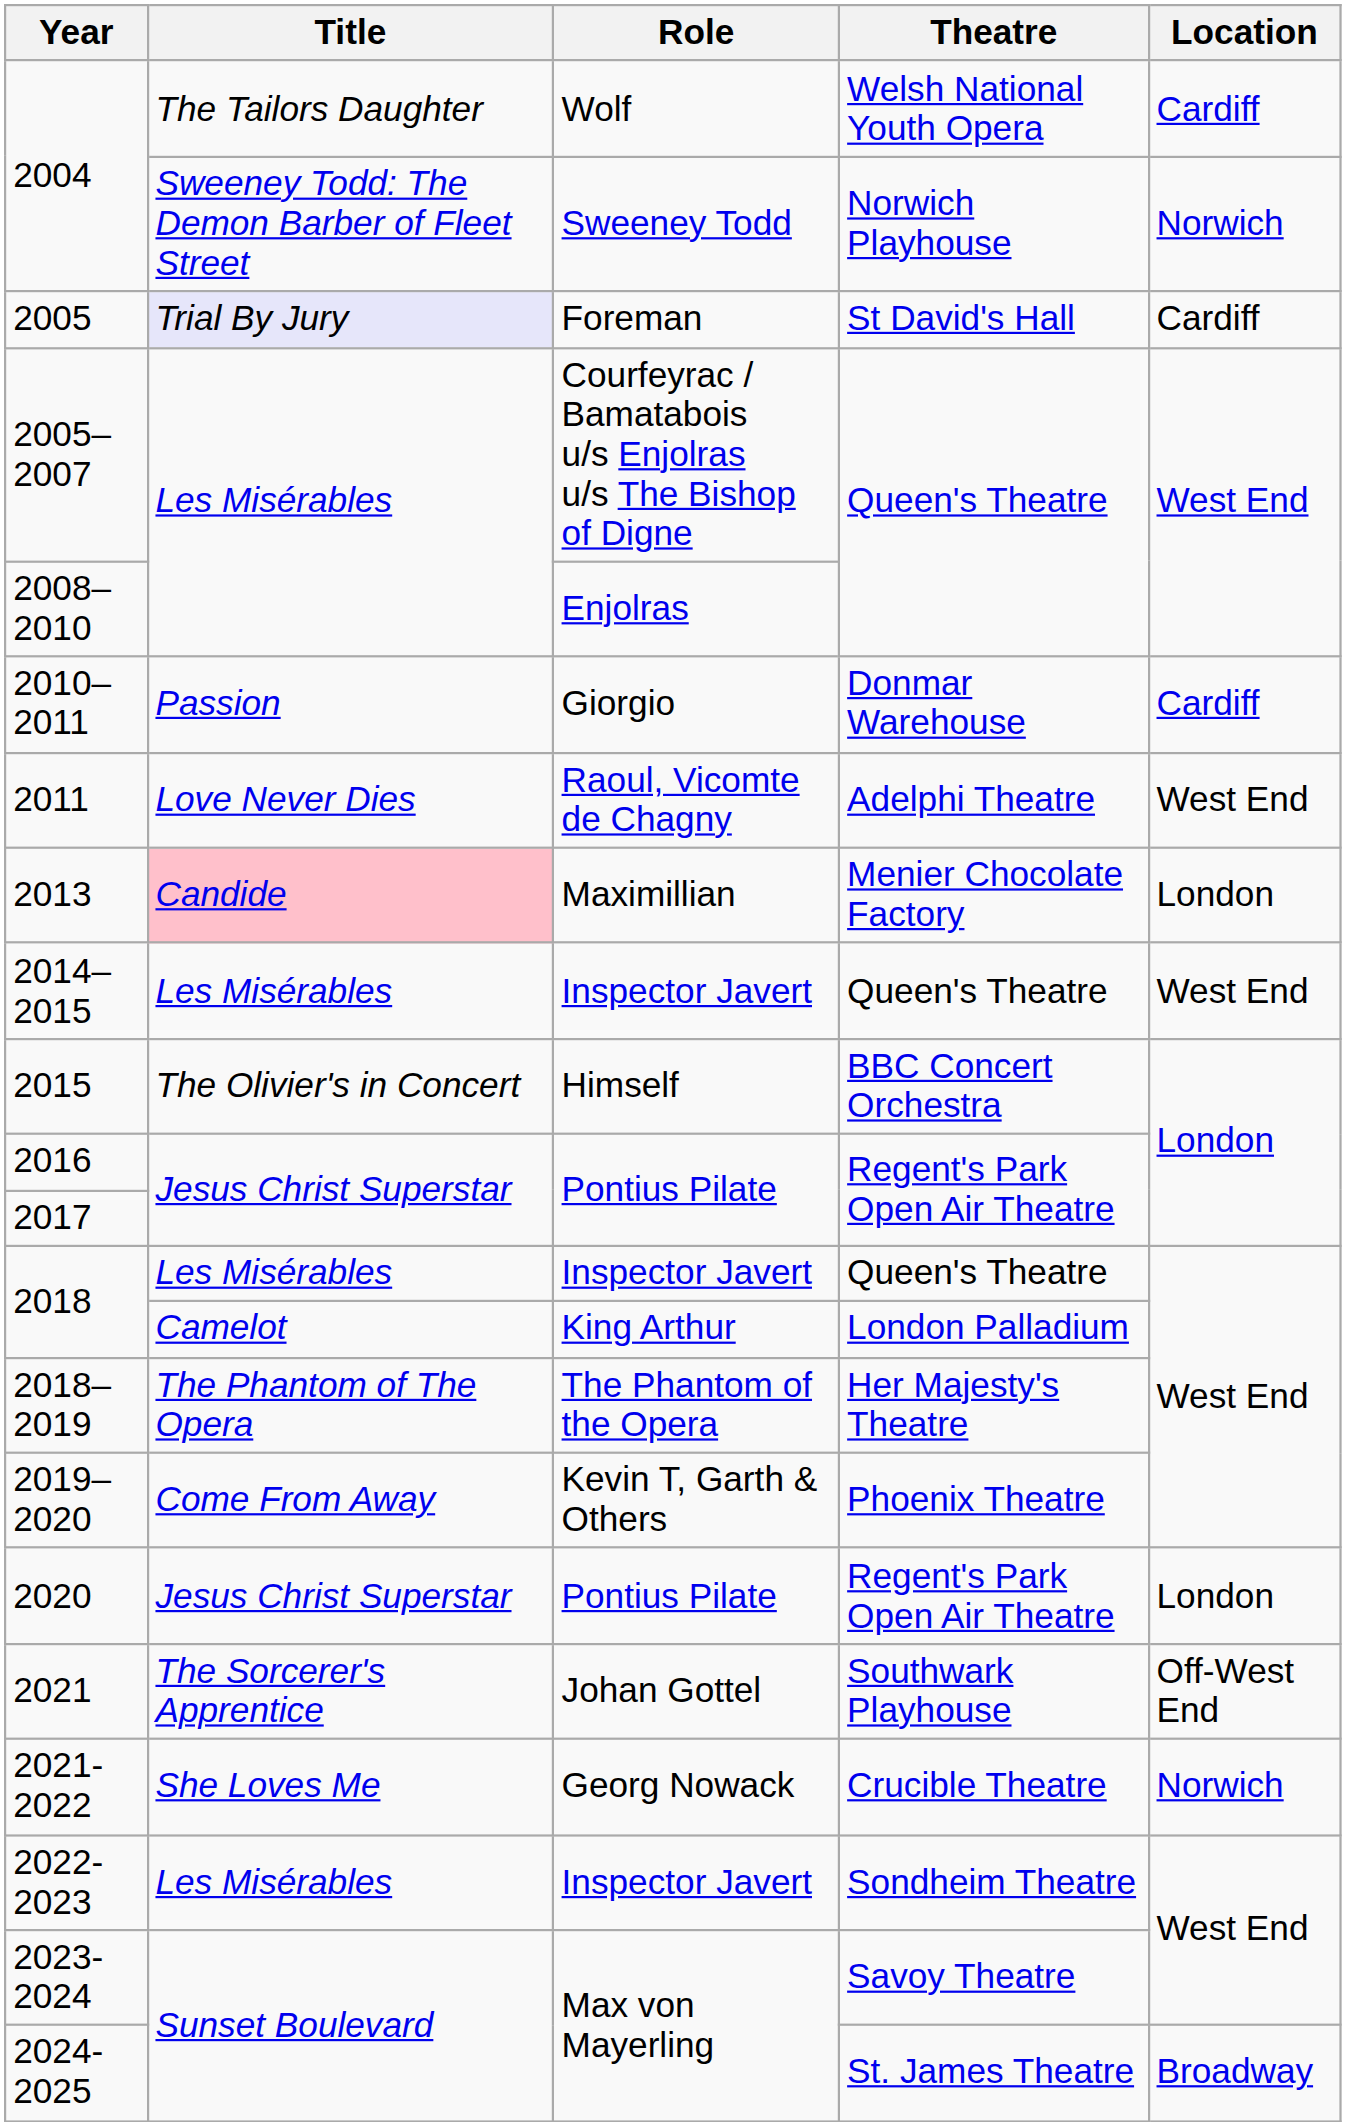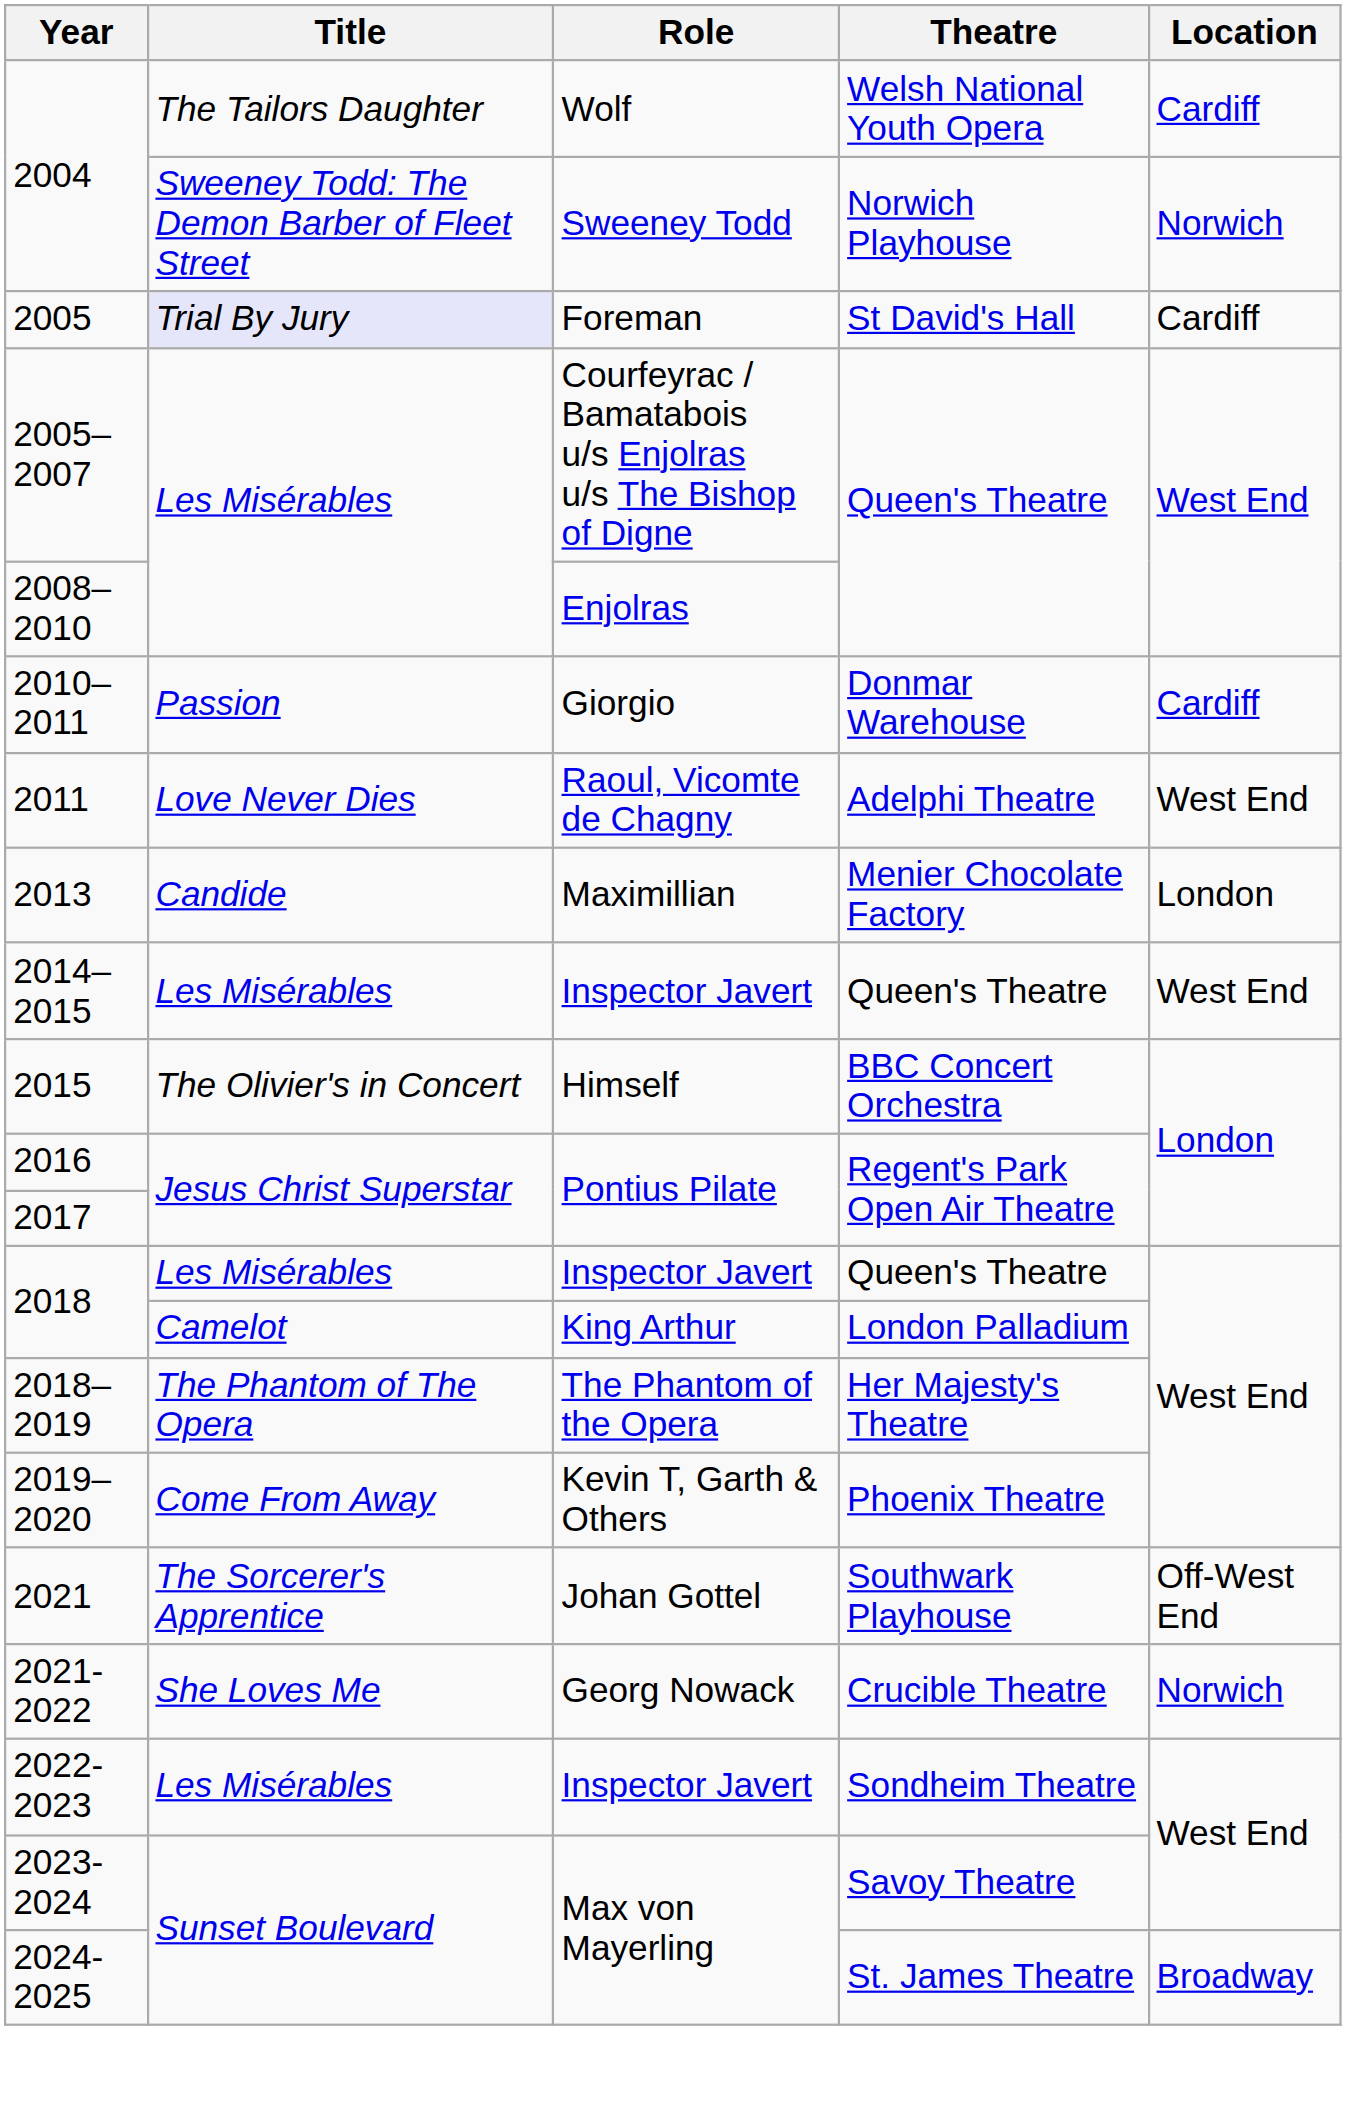(221, 894) pink background -> (221, 894) no background
- row: (52, 1595)
